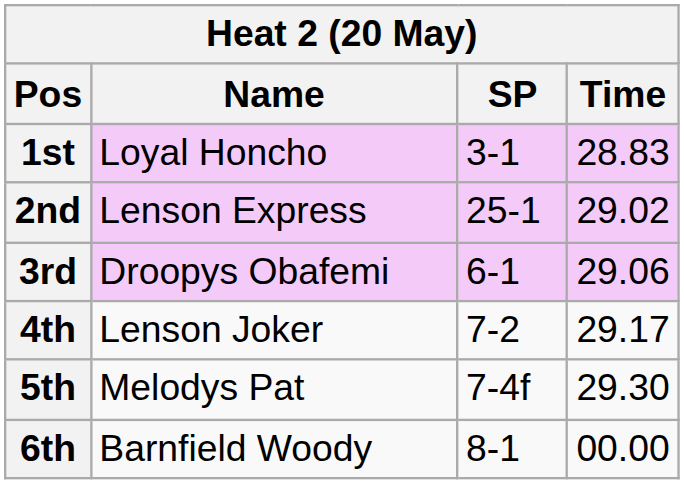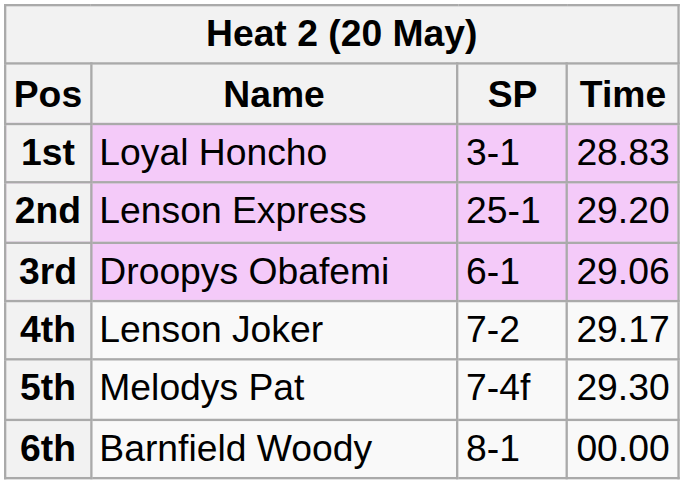(623, 211) 29.02 -> (623, 211) 29.20
